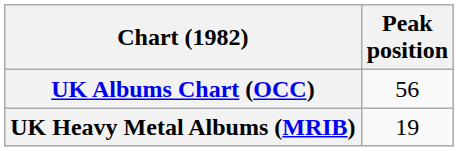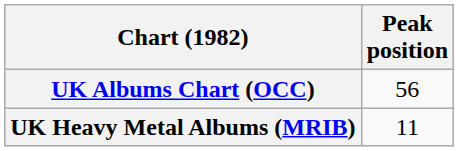(407, 126) 19 -> (407, 126) 11
